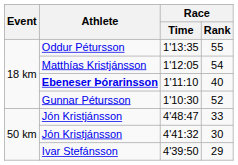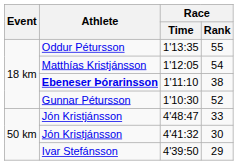(217, 83) 40 -> (217, 83) 38
